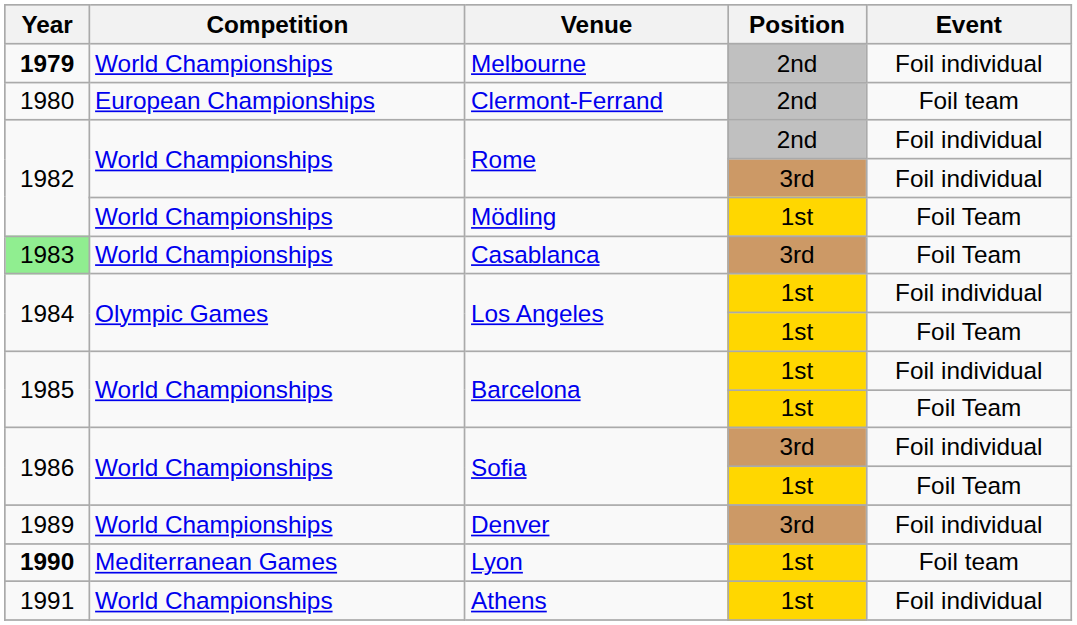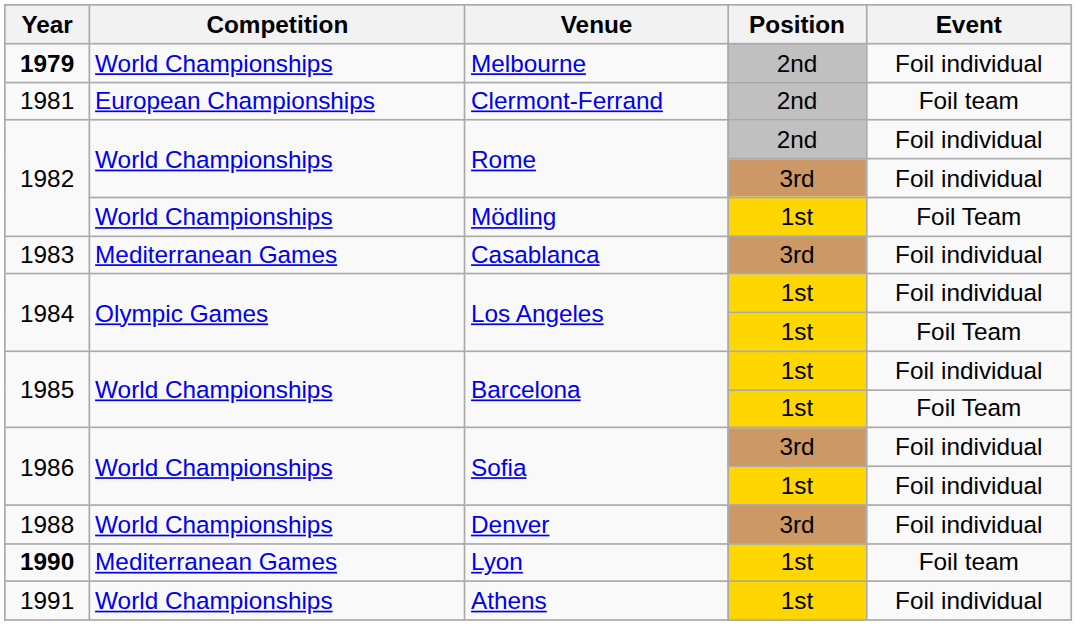(47, 101) 1980 -> (47, 101) 1981
(47, 255) lightgreen background -> (47, 255) no background
(214, 255) World Championships -> (216, 255) Mediterranean Games
(969, 255) Foil Team -> (969, 255) Foil individual
(969, 486) Foil Team -> (969, 486) Foil individual
(47, 524) 1989 -> (47, 524) 1988
